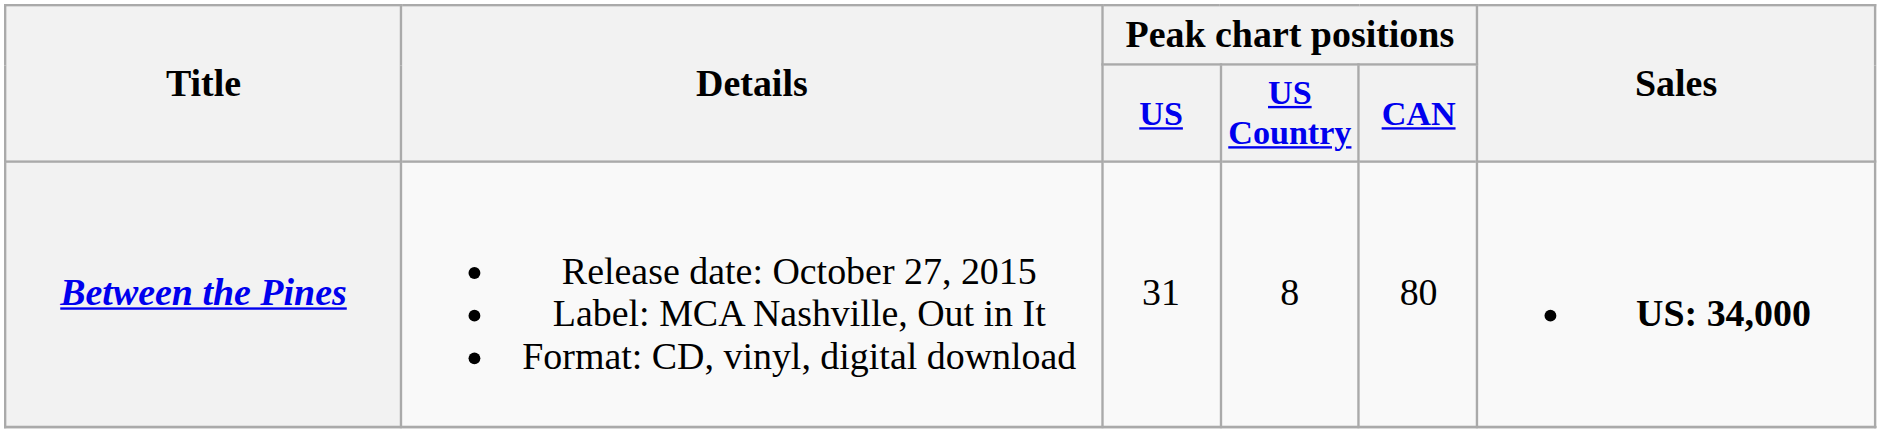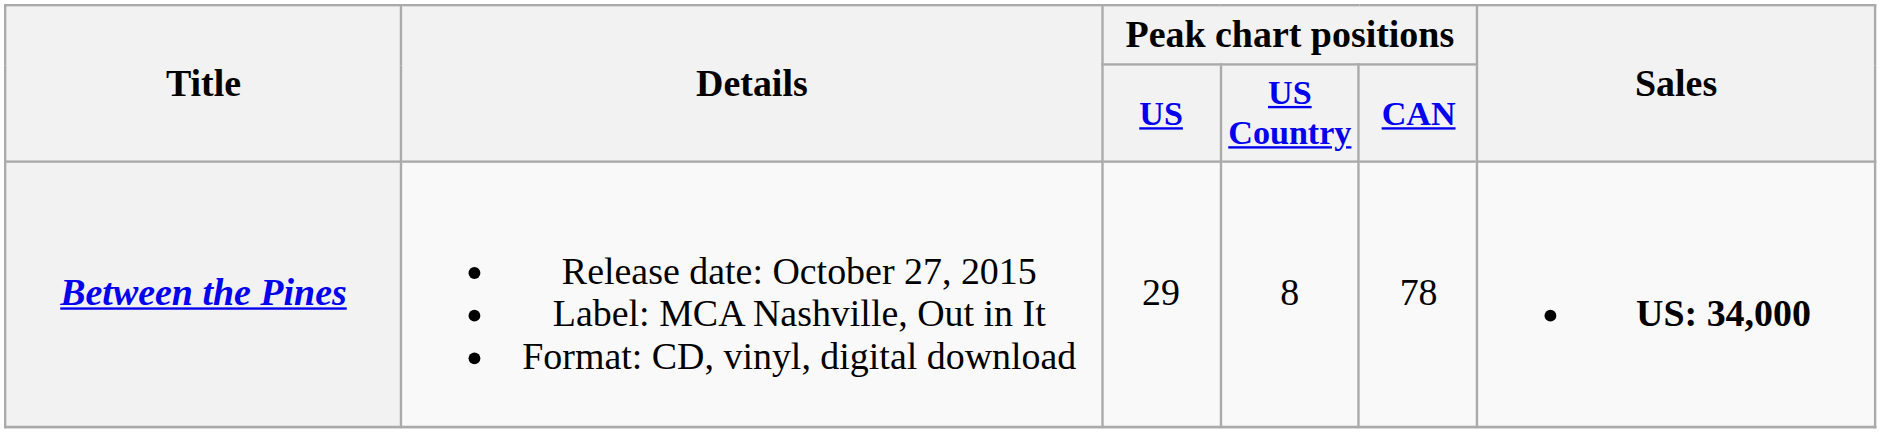(1161, 293) 31 -> (1161, 293) 29
(1419, 293) 80 -> (1419, 293) 78
